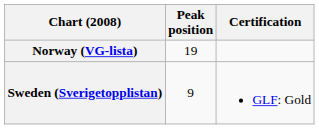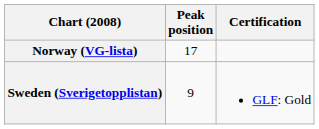(191, 51) 19 -> (191, 51) 17
